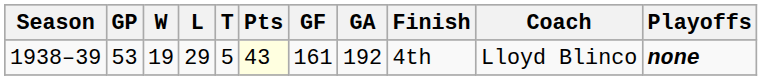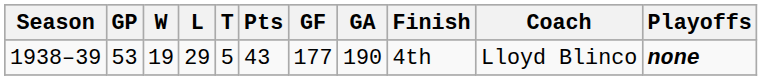(257, 58) lightyellow background -> (257, 58) no background
(313, 58) 161 -> (313, 58) 177
(363, 58) 192 -> (363, 58) 190
